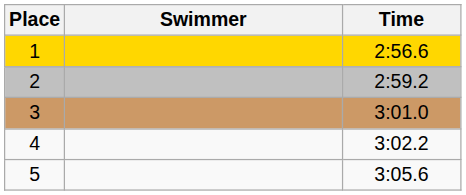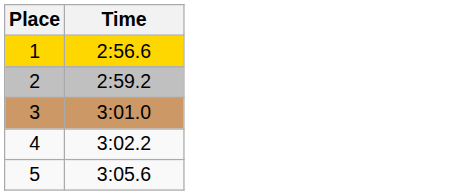- column: (203, 19)
